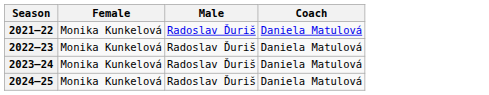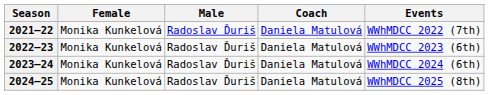+ column: (424, 13)
